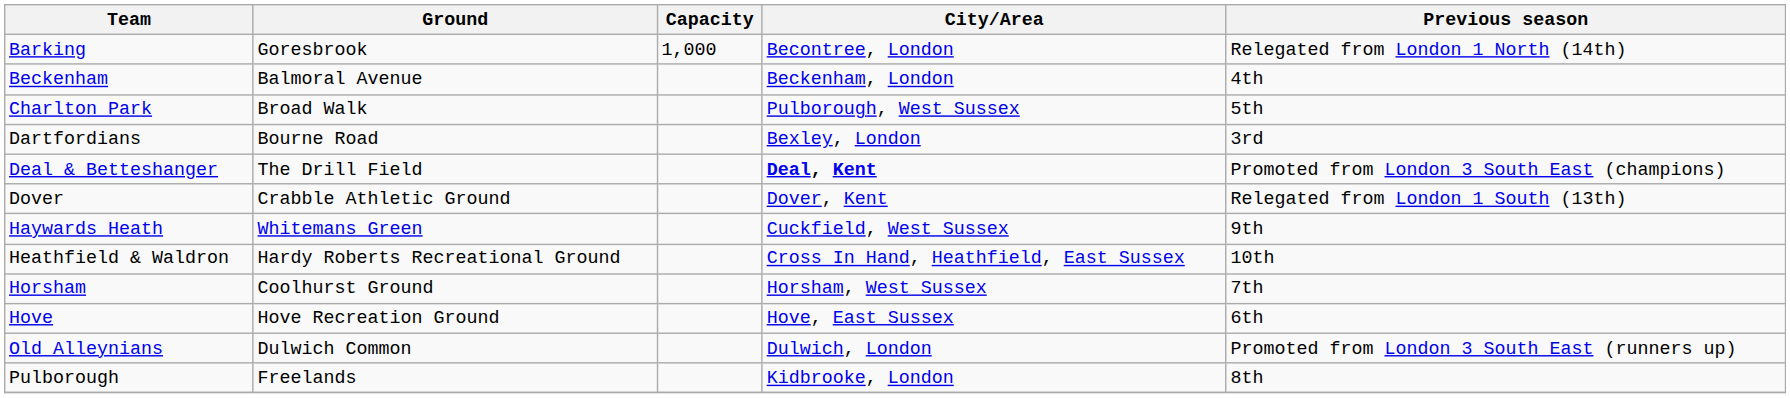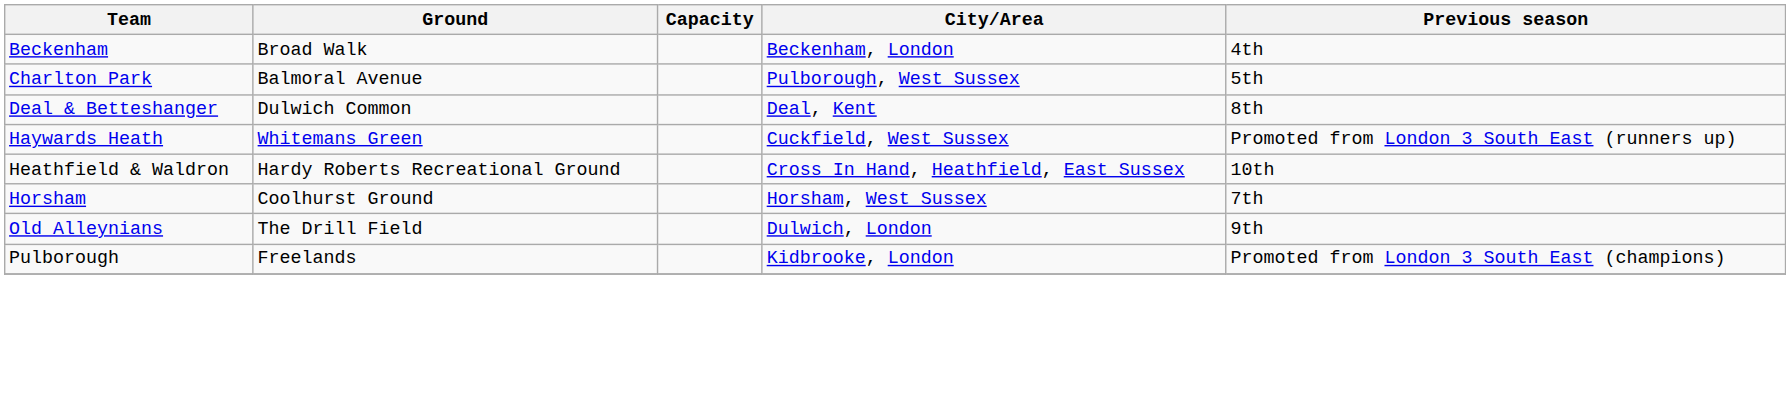- row: (48, 50)
(340, 79) Balmoral Avenue -> (313, 50) Broad Walk
(313, 109) Broad Walk -> (340, 79) Balmoral Avenue
- row: (75, 139)
(340, 169) The Drill Field -> (335, 109) Dulwich Common
(822, 169) bold -> (822, 109) normal
(1478, 169) Promoted from London 3 South East (champions) -> (1247, 109) 8th
- row: (37, 199)
(1247, 229) 9th -> (1483, 139) Promoted from London 3 South East (runners up)
- row: (31, 318)
(335, 348) Dulwich Common -> (340, 229) The Drill Field
(1483, 348) Promoted from London 3 South East (runners up) -> (1247, 229) 9th
(1247, 378) 8th -> (1478, 259) Promoted from London 3 South East (champions)
